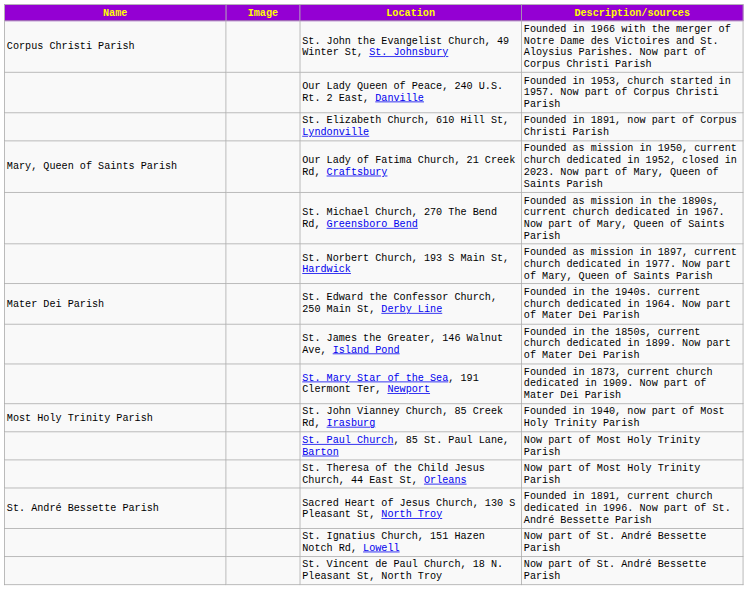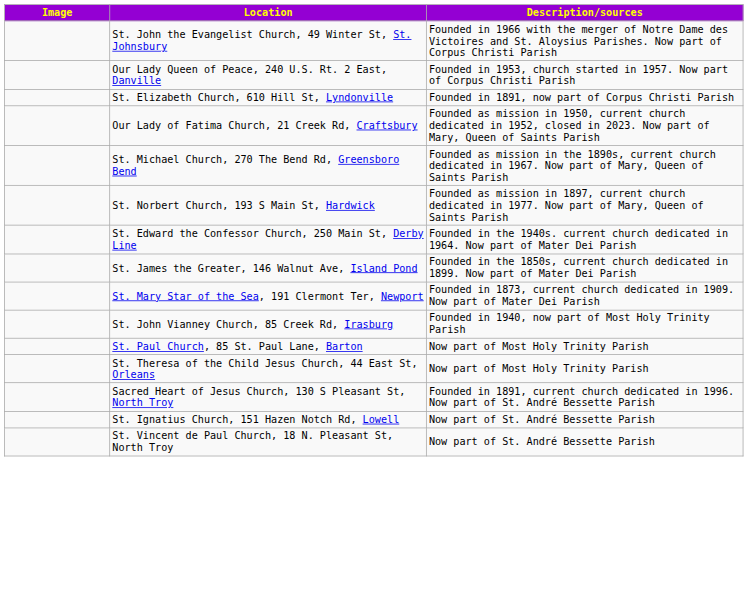- column: (115, 13)
